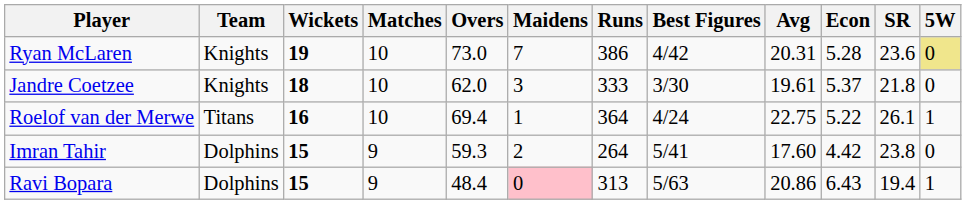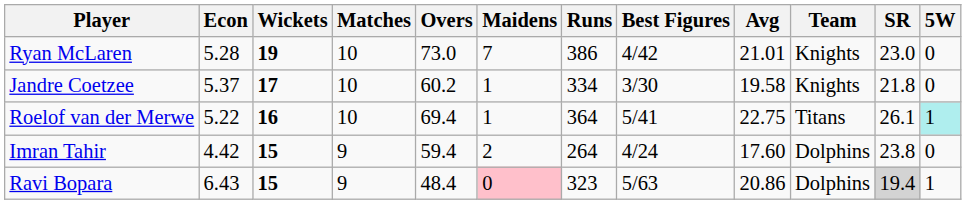columns swapped: (241, 20) <-> (848, 20)
(793, 53) 20.31 -> (762, 53) 21.01
(897, 53) 23.6 -> (897, 53) 23.0
(930, 53) khaki background -> (930, 53) no background
(298, 85) 18 -> (268, 85) 17
(469, 85) 62.0 -> (438, 85) 60.2
(518, 85) 3 -> (487, 85) 1
(613, 85) 333 -> (582, 85) 334
(793, 85) 19.61 -> (762, 85) 19.58
(671, 118) 4/24 -> (640, 118) 5/41
(930, 118) no background -> (930, 118) paleturquoise background
(469, 150) 59.3 -> (438, 150) 59.4
(671, 150) 5/41 -> (640, 150) 4/24
(613, 183) 313 -> (582, 183) 323
(897, 183) no background -> (897, 183) lightgrey background
